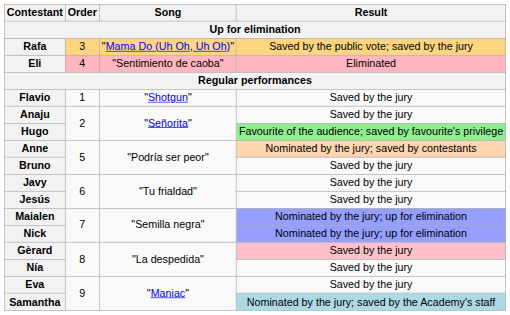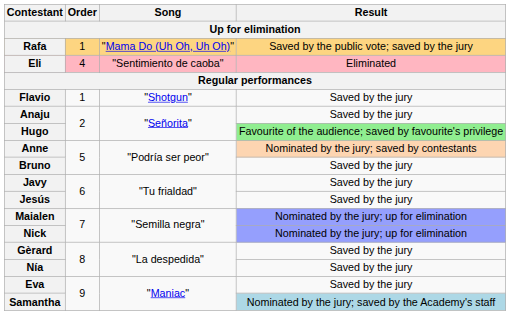(82, 47) 3 -> (82, 47) 1
(371, 251) pink background -> (371, 251) no background
